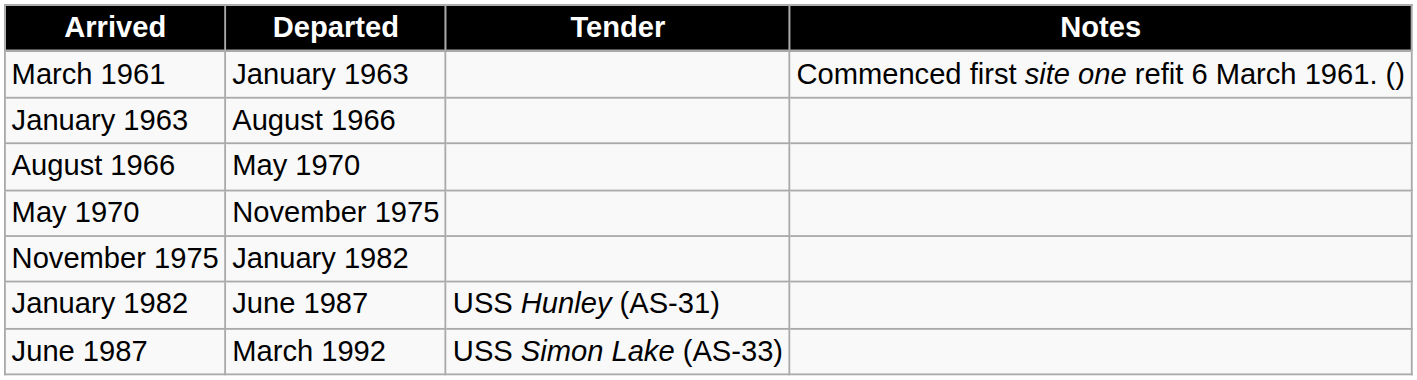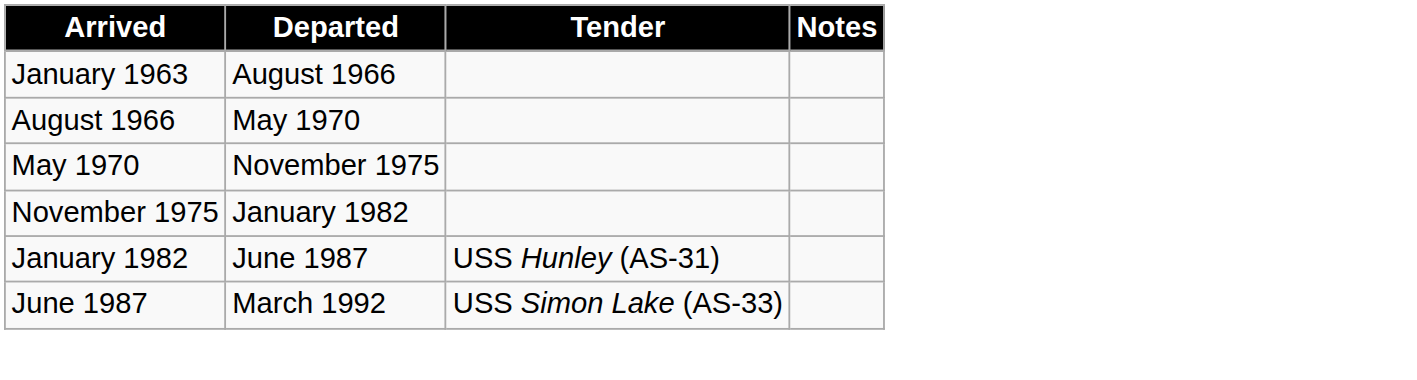- row: (89, 73)
